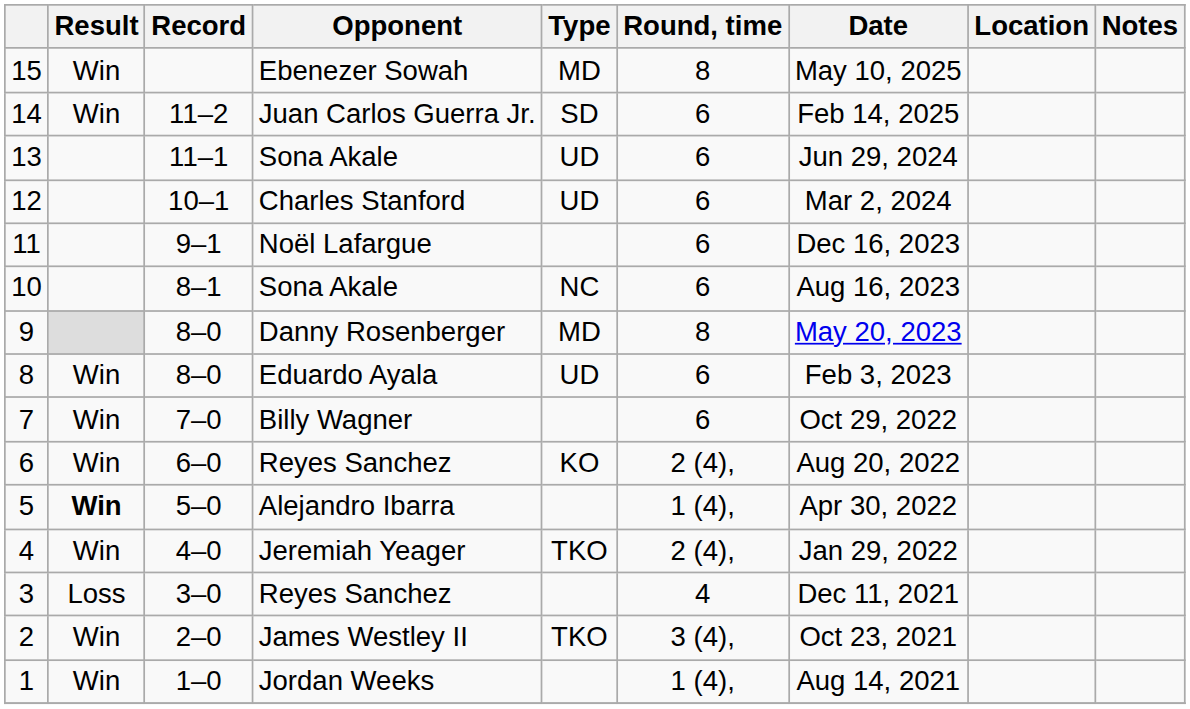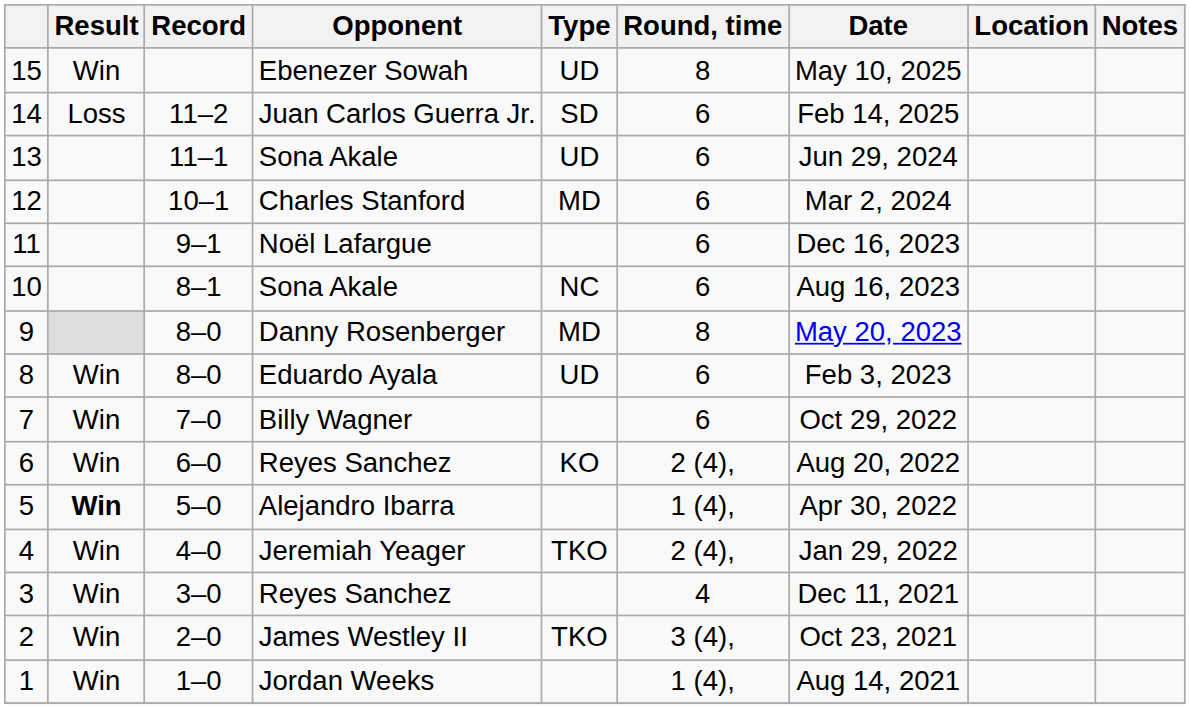(579, 69) MD -> (579, 69) UD
(97, 113) Win -> (97, 113) Loss
(579, 200) UD -> (579, 200) MD
(97, 593) Loss -> (97, 593) Win
